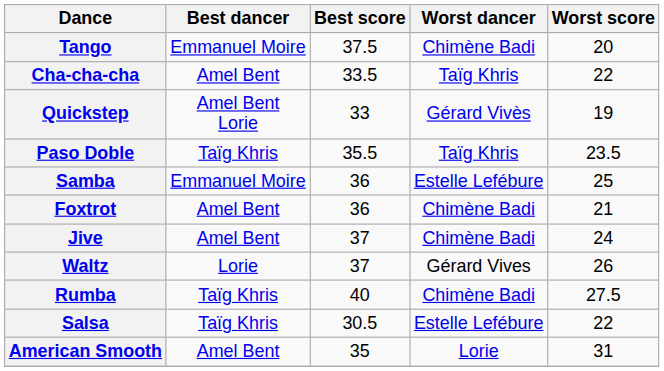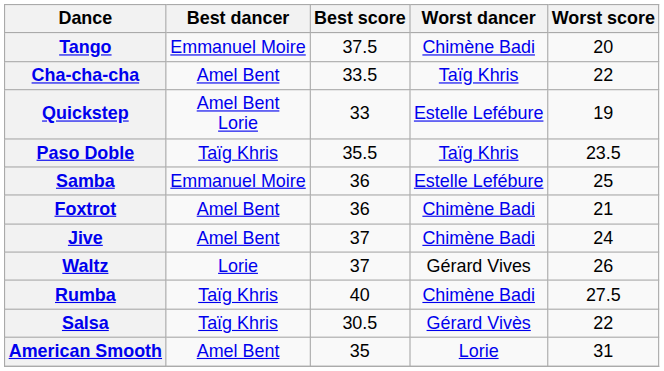(479, 114) Gérard Vivès -> (479, 114) Estelle Lefébure
(479, 323) Estelle Lefébure -> (479, 323) Gérard Vivès
